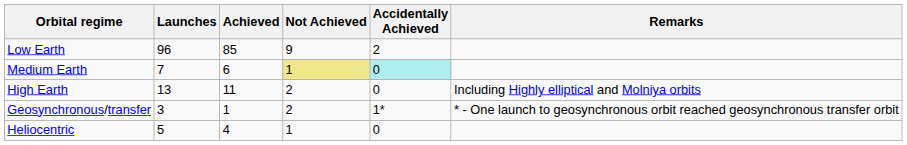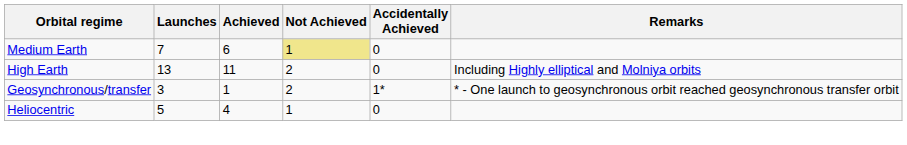- row: (36, 49)
(376, 69) paleturquoise background -> (376, 49) no background
